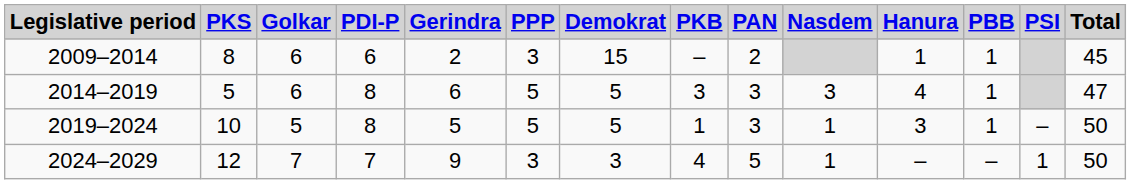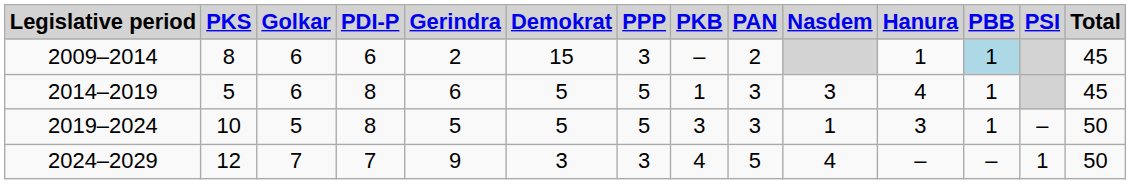columns swapped: (616, 21) <-> (533, 21)
(991, 56) no background -> (991, 56) lightblue background
(699, 91) 3 -> (699, 91) 1
(1096, 91) 47 -> (1096, 91) 45
(699, 126) 1 -> (699, 126) 3
(830, 160) 1 -> (830, 160) 4
